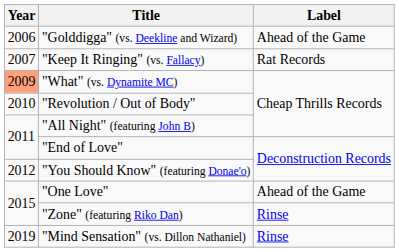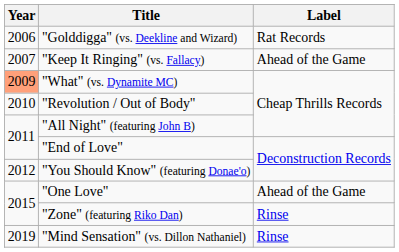(311, 37) Ahead of the Game -> (291, 37) Rat Records
(291, 59) Rat Records -> (311, 59) Ahead of the Game
